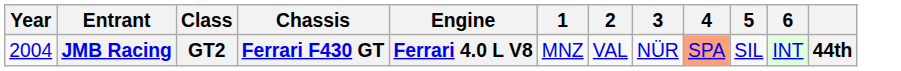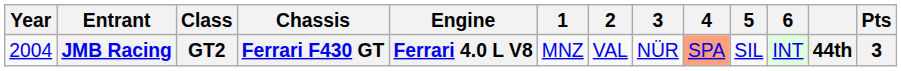+ column: (877, 20)
